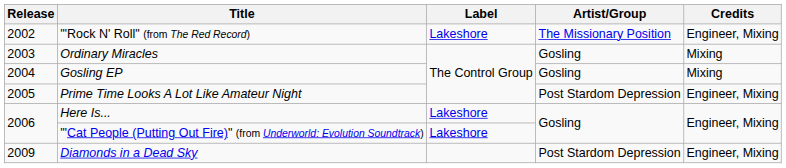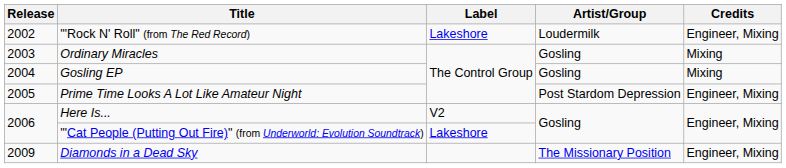(605, 34) The Missionary Position -> (569, 34) Loudermilk
(459, 113) Lakeshore -> (437, 113) V2
(610, 152) Post Stardom Depression -> (605, 152) The Missionary Position
